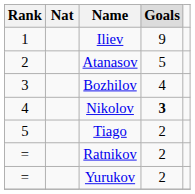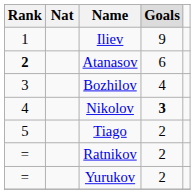(25, 62) normal -> (25, 62) bold
(162, 62) 5 -> (162, 62) 6
